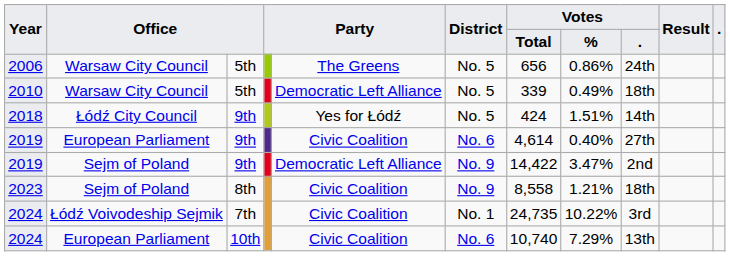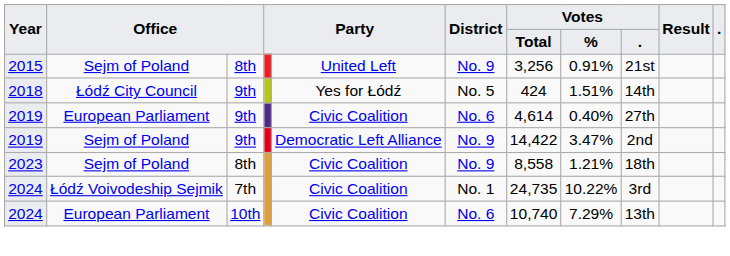- row: (25, 66)
- row: (25, 91)
+ row: (25, 66)
